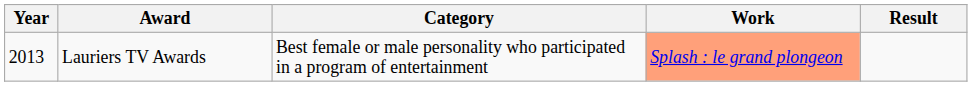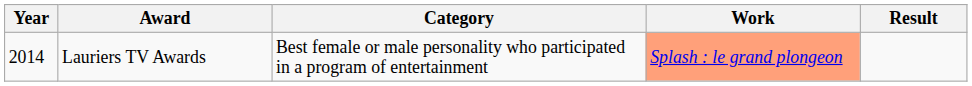(26, 56) 2013 -> (26, 56) 2014
